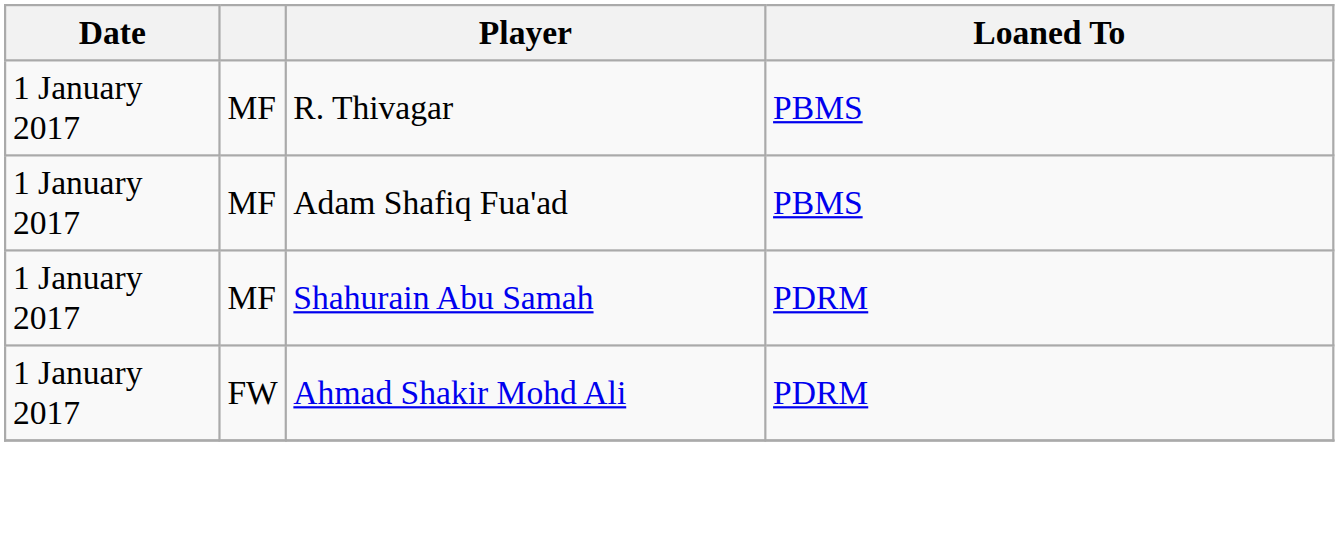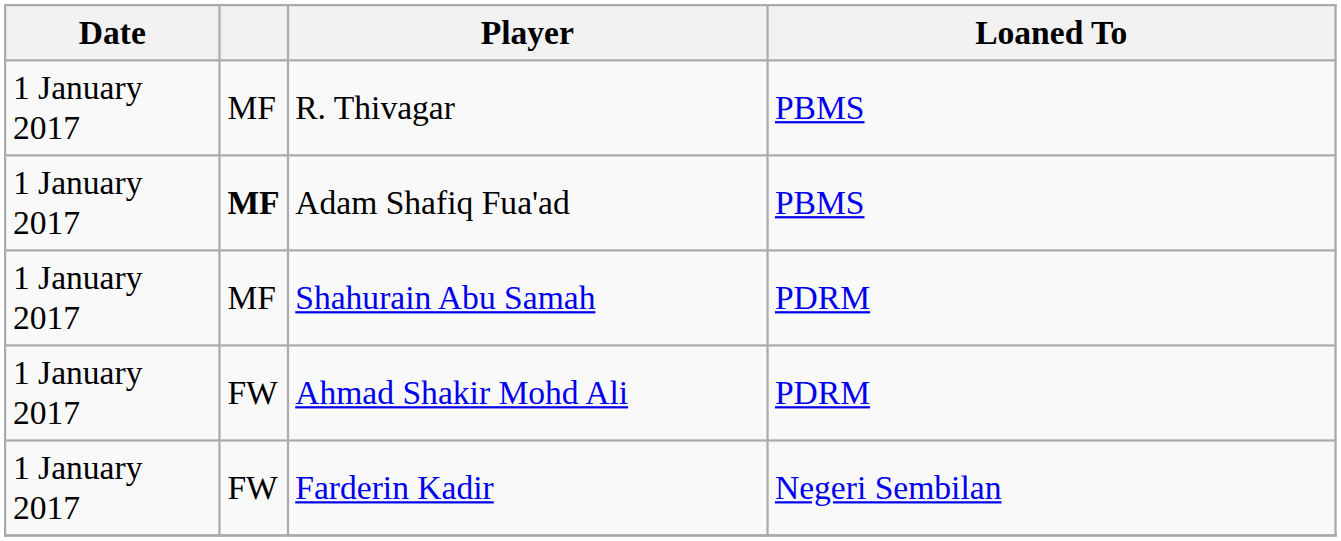(252, 202) normal -> (254, 202) bold
+ row: (394, 488)
